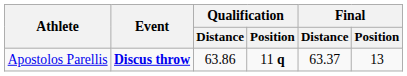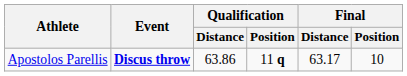(325, 60) 63.37 -> (325, 60) 63.17
(377, 60) 13 -> (377, 60) 10
